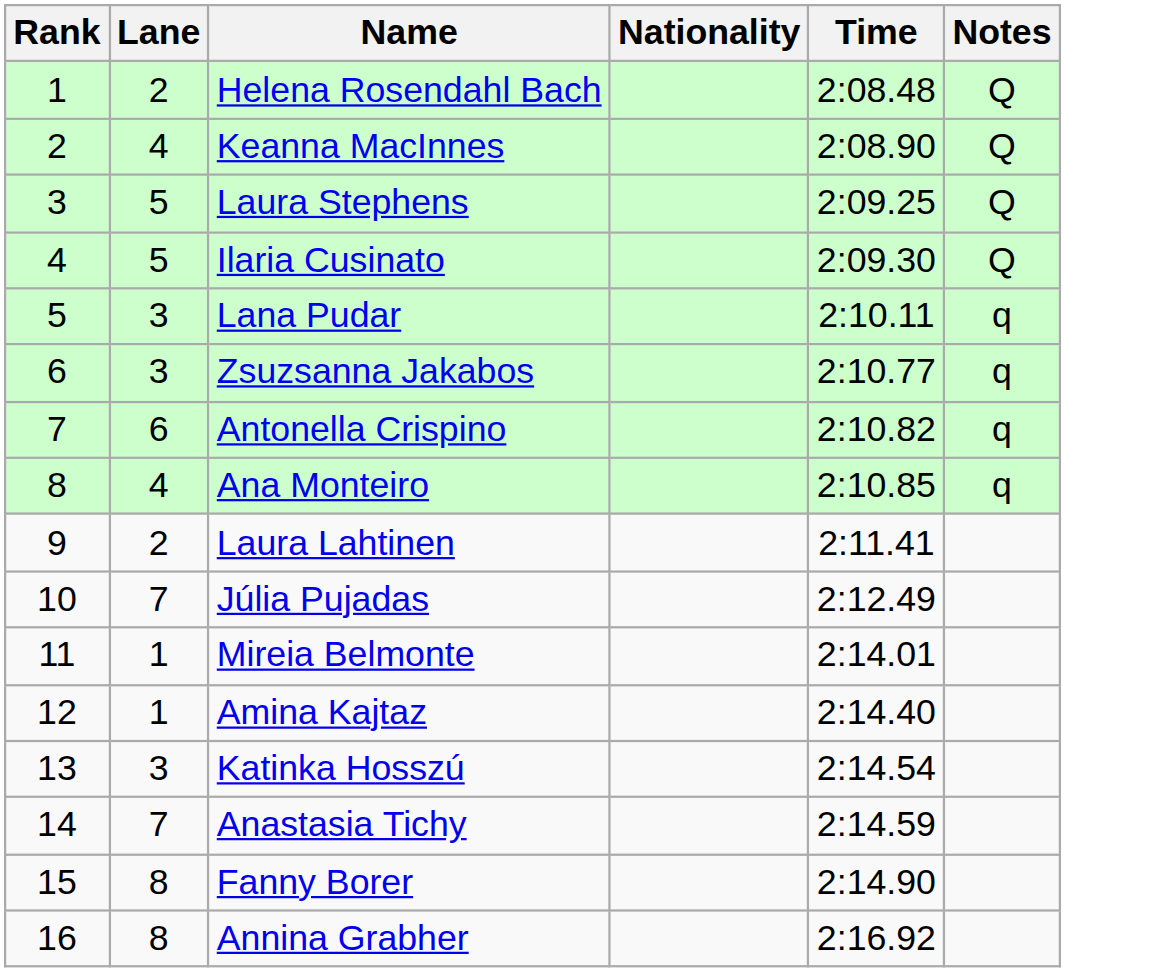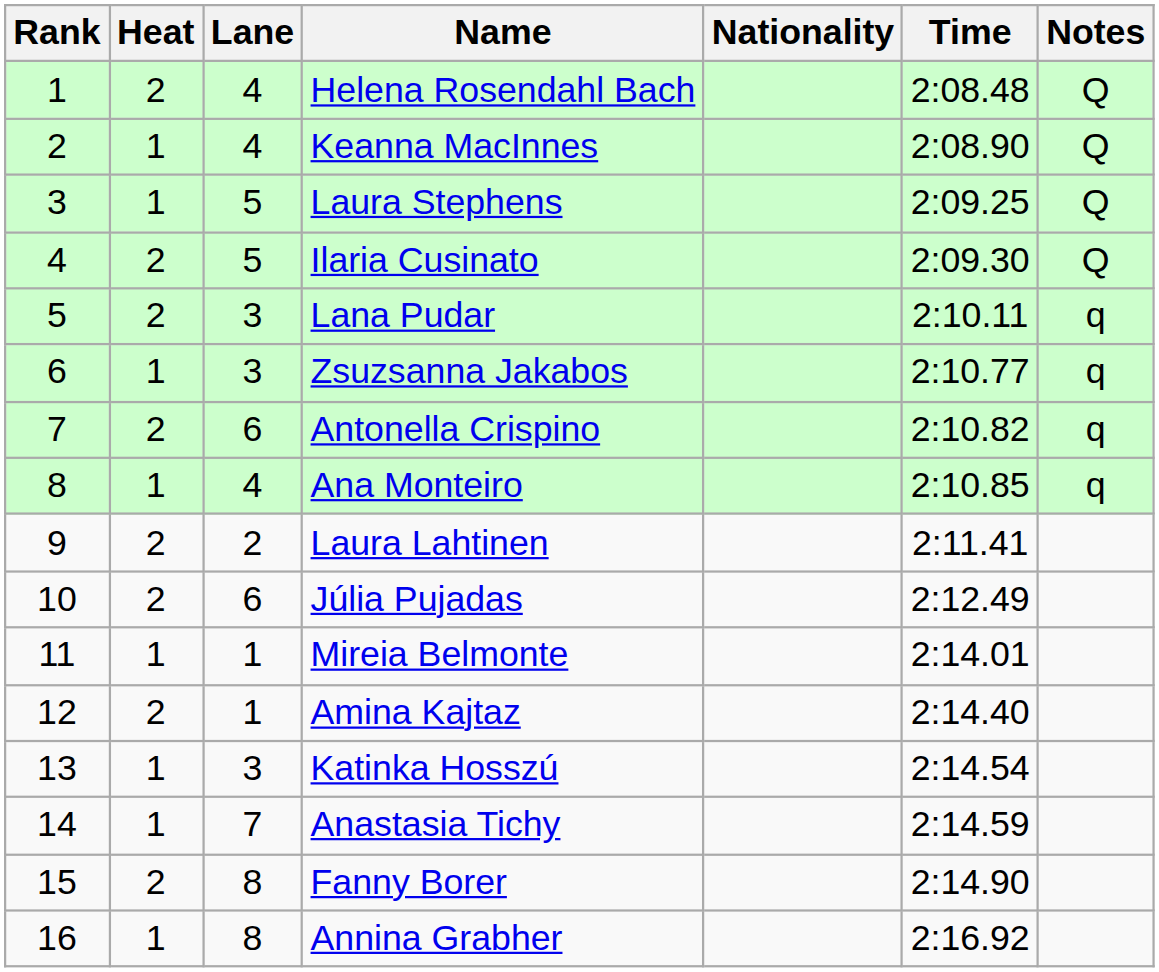+ column: (156, 32)
(159, 89) 2 -> (252, 89) 4
(159, 598) 7 -> (252, 598) 6
